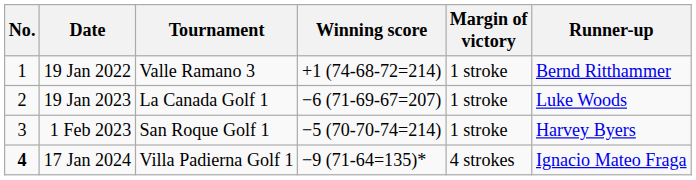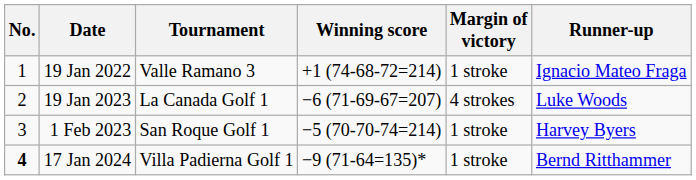(603, 70) Bernd Ritthammer -> (611, 70) Ignacio Mateo Fraga
(479, 100) 1 stroke -> (482, 100) 4 strokes
(482, 160) 4 strokes -> (479, 160) 1 stroke
(611, 160) Ignacio Mateo Fraga -> (603, 160) Bernd Ritthammer
